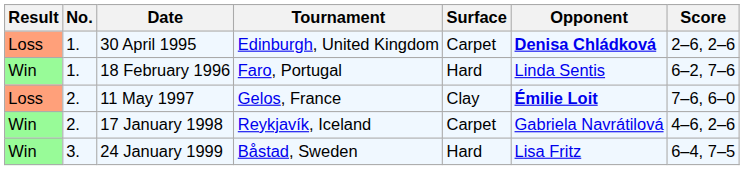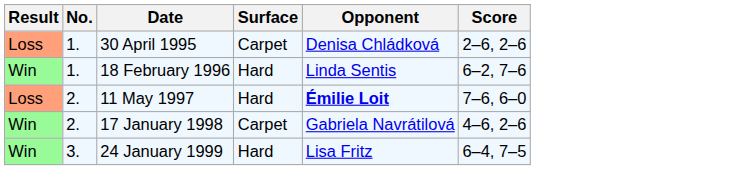- column: (338, 17)
(585, 44) bold -> (372, 44) normal
(463, 97) Clay -> (256, 97) Hard
